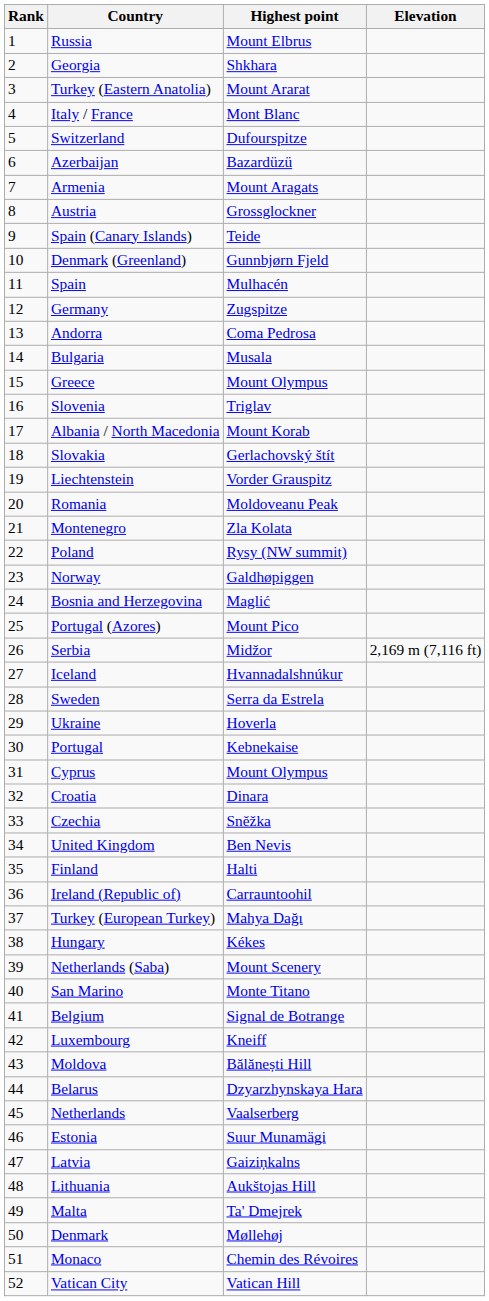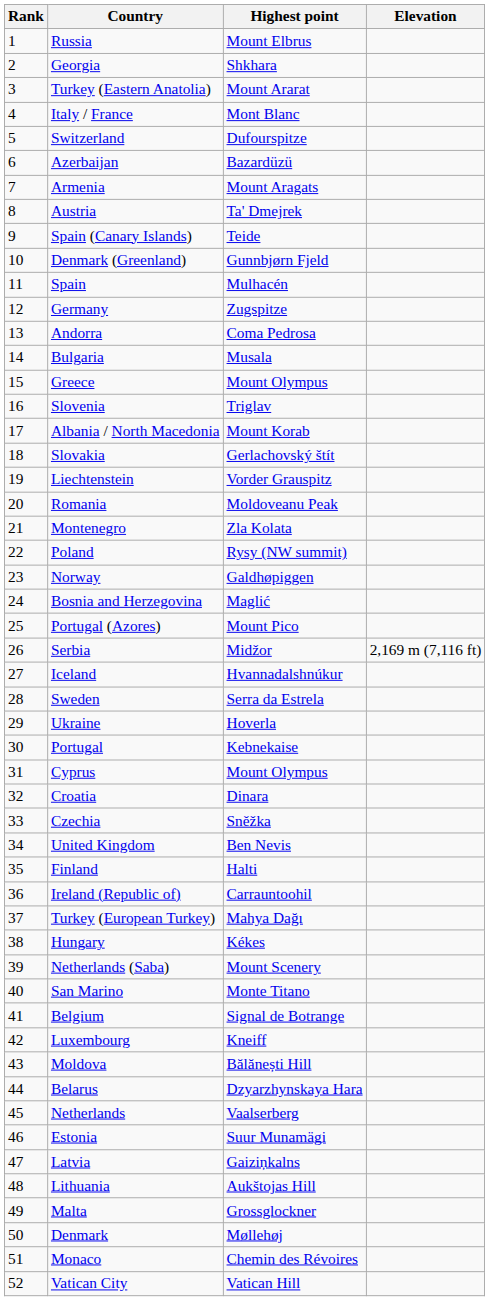(271, 211) Grossglockner -> (264, 211) Ta' Dmejrek
(264, 1210) Ta' Dmejrek -> (271, 1210) Grossglockner
